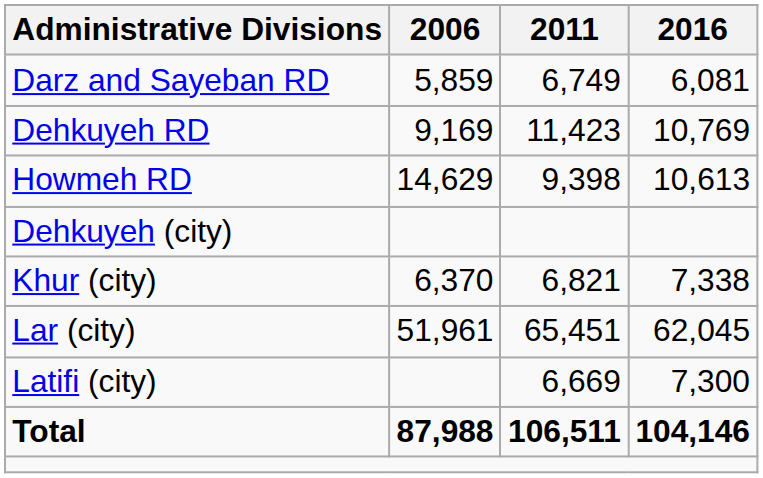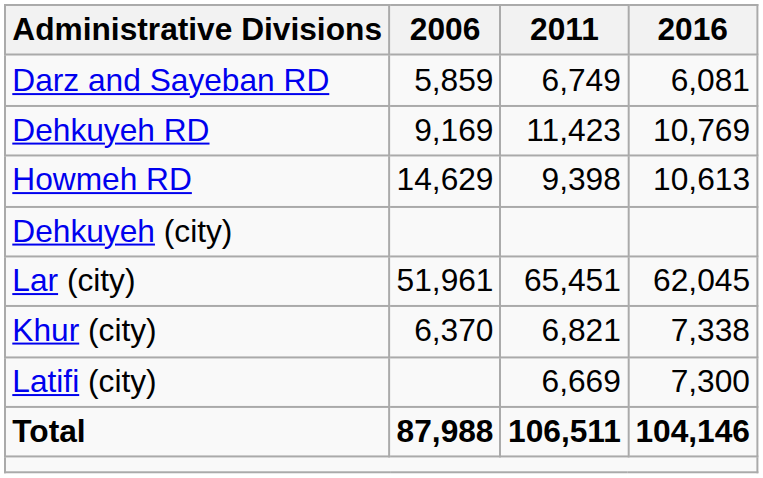rows swapped: (84, 280) <-> (74, 331)
